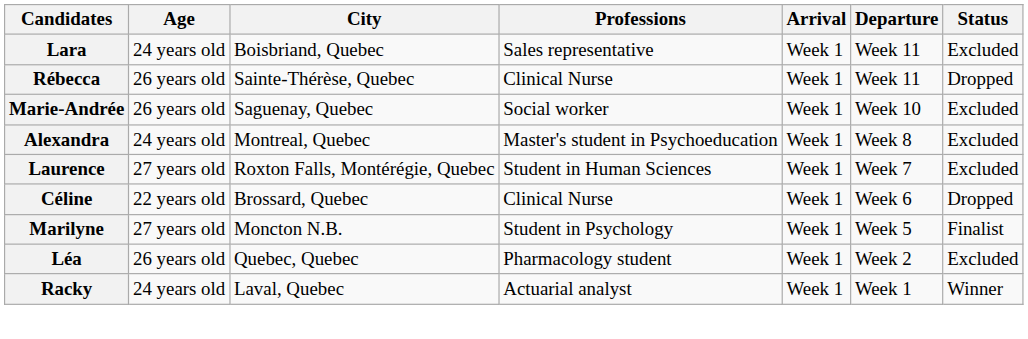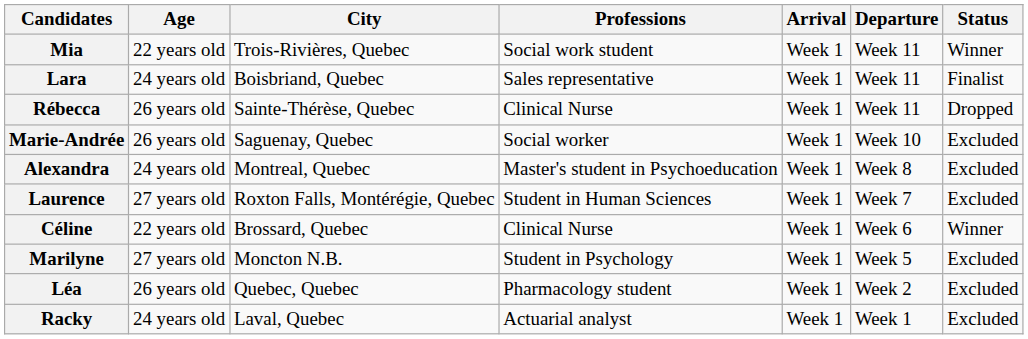+ row: (67, 49)
(983, 49) Excluded -> (975, 79) Finalist
(980, 199) Dropped -> (975, 229) Winner
(975, 229) Finalist -> (983, 259) Excluded
(975, 288) Winner -> (983, 318) Excluded
